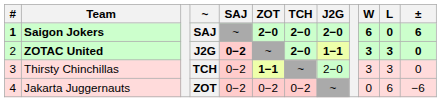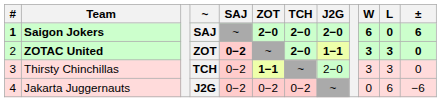(205, 51) J2G -> (205, 51) ZOT
(205, 88) ZOT -> (205, 88) J2G
